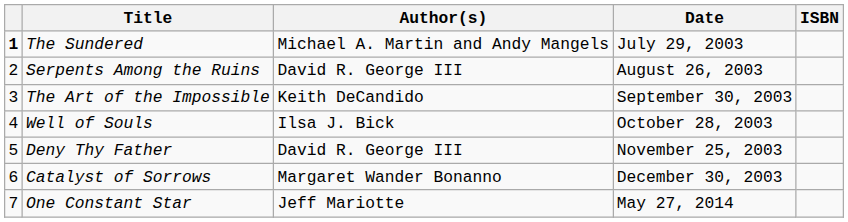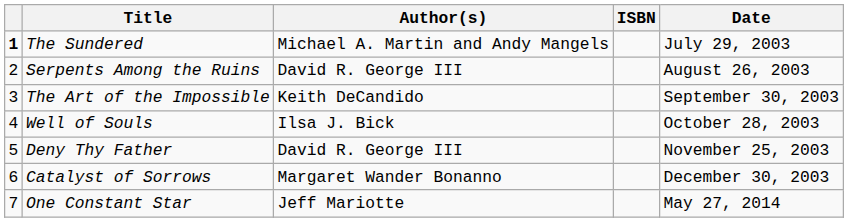columns swapped: (705, 18) <-> (820, 18)
